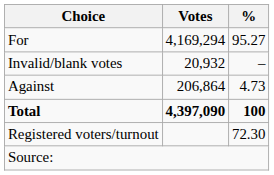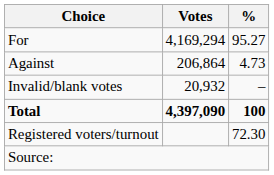rows swapped: (31, 87) <-> (65, 63)
